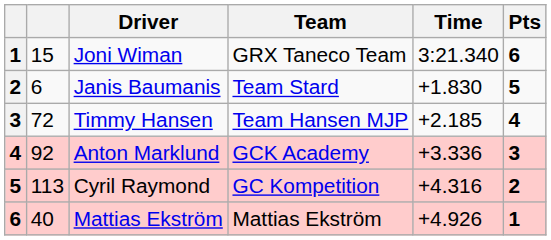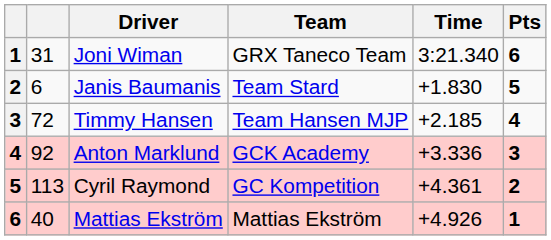(42, 54) 15 -> (42, 54) 31
(450, 186) +4.316 -> (450, 186) +4.361
